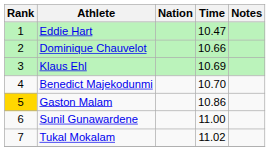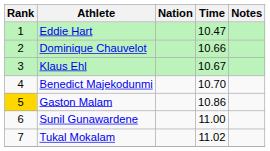(212, 66) 10.69 -> (212, 66) 10.67
